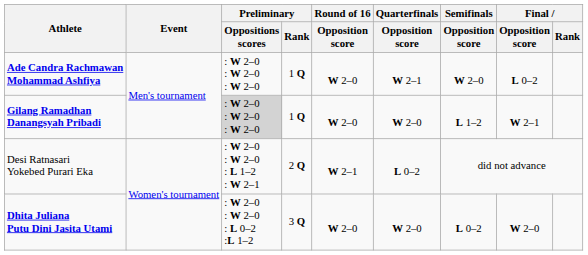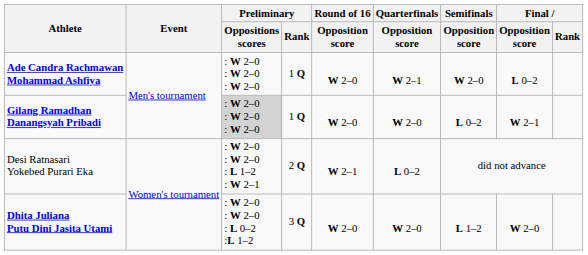(469, 123) L 1–2 -> (469, 123) L 0–2
(469, 227) L 0–2 -> (469, 227) L 1–2
